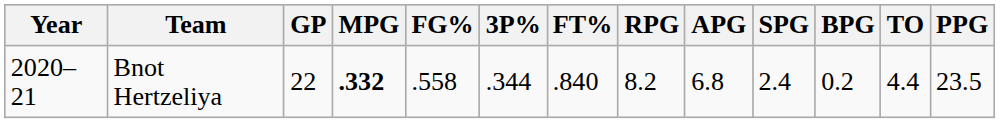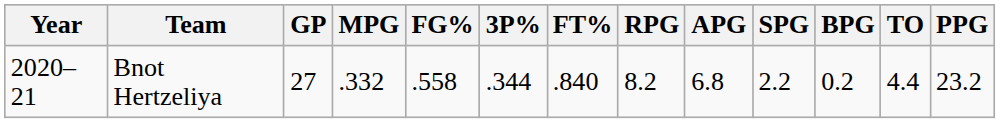(303, 81) 22 -> (303, 81) 27
(361, 81) bold -> (361, 81) normal
(775, 81) 2.4 -> (775, 81) 2.2
(959, 81) 23.5 -> (959, 81) 23.2
